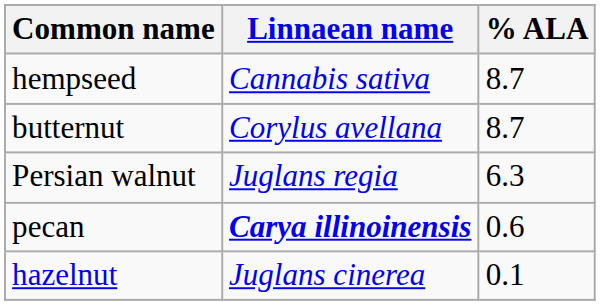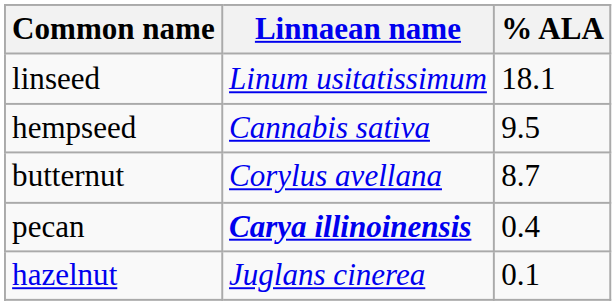+ row: (56, 78)
(505, 78) 8.7 -> (521, 127) 9.5
- row: (104, 176)
(505, 226) 0.6 -> (521, 226) 0.4
